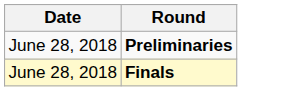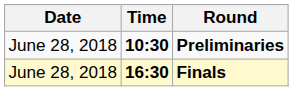+ column: (147, 18)
